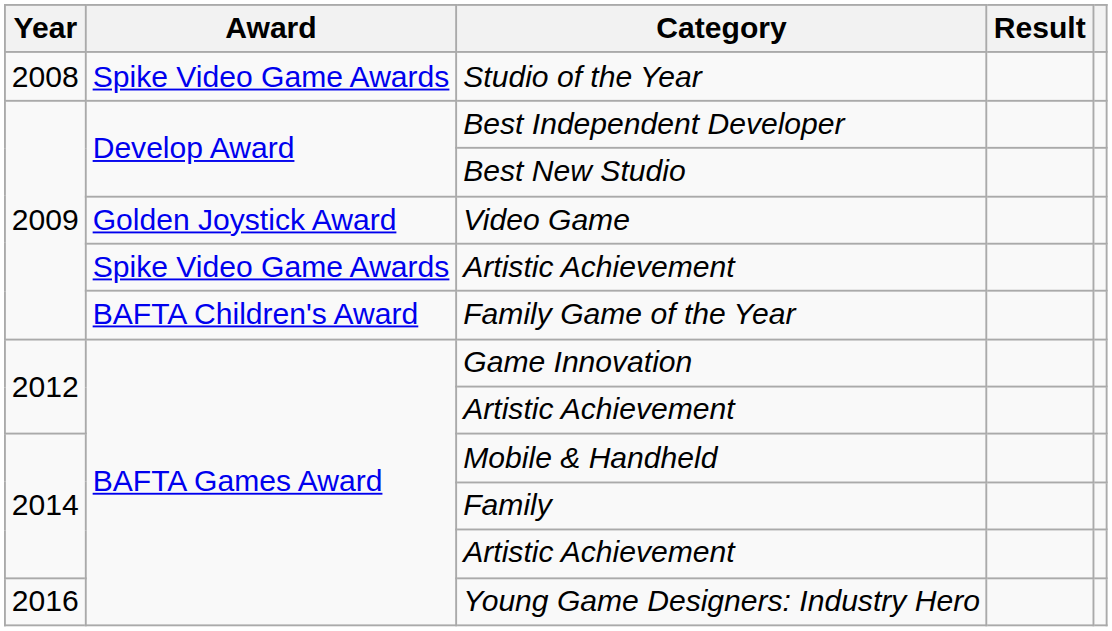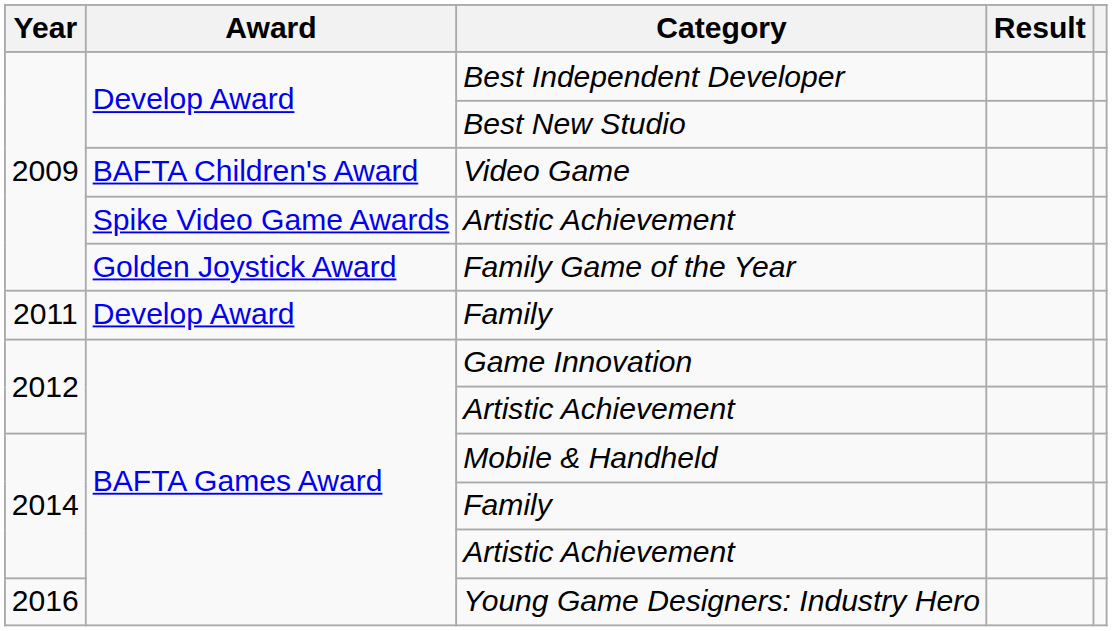- row: (45, 76)
(245, 219) Golden Joystick Award -> (255, 171) BAFTA Children's Award
(255, 314) BAFTA Children's Award -> (245, 266) Golden Joystick Award
+ row: (45, 314)
